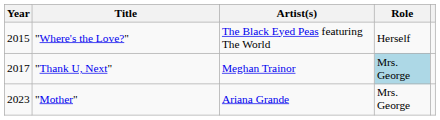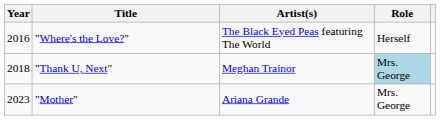(18, 37) 2015 -> (18, 37) 2016
(18, 68) 2017 -> (18, 68) 2018
